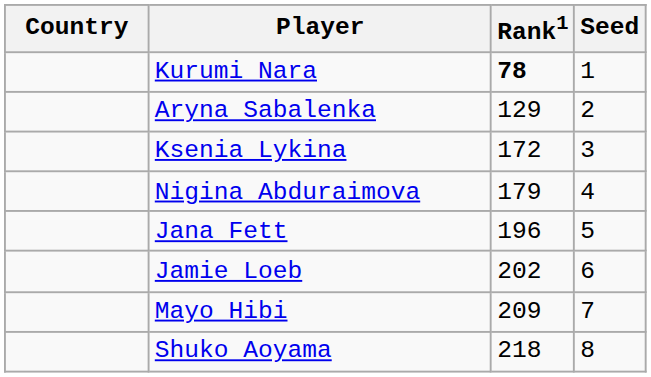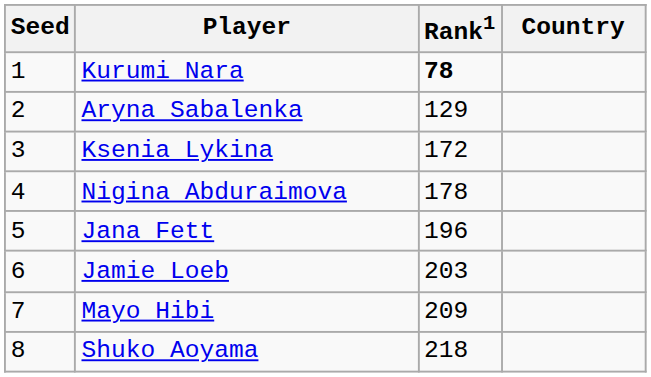columns swapped: (77, 28) <-> (610, 28)
(519, 191) 179 -> (446, 191) 178
(519, 272) 202 -> (446, 272) 203
